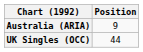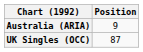(115, 40) 44 -> (115, 40) 87
